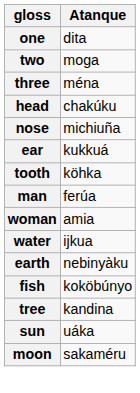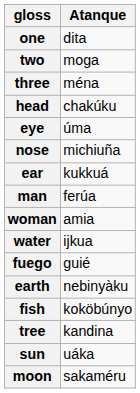+ row: (32, 128)
- row: (32, 173)
+ row: (32, 264)
